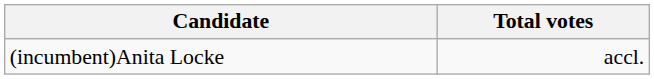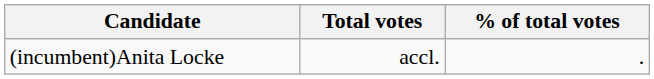+ column: (547, 21)
